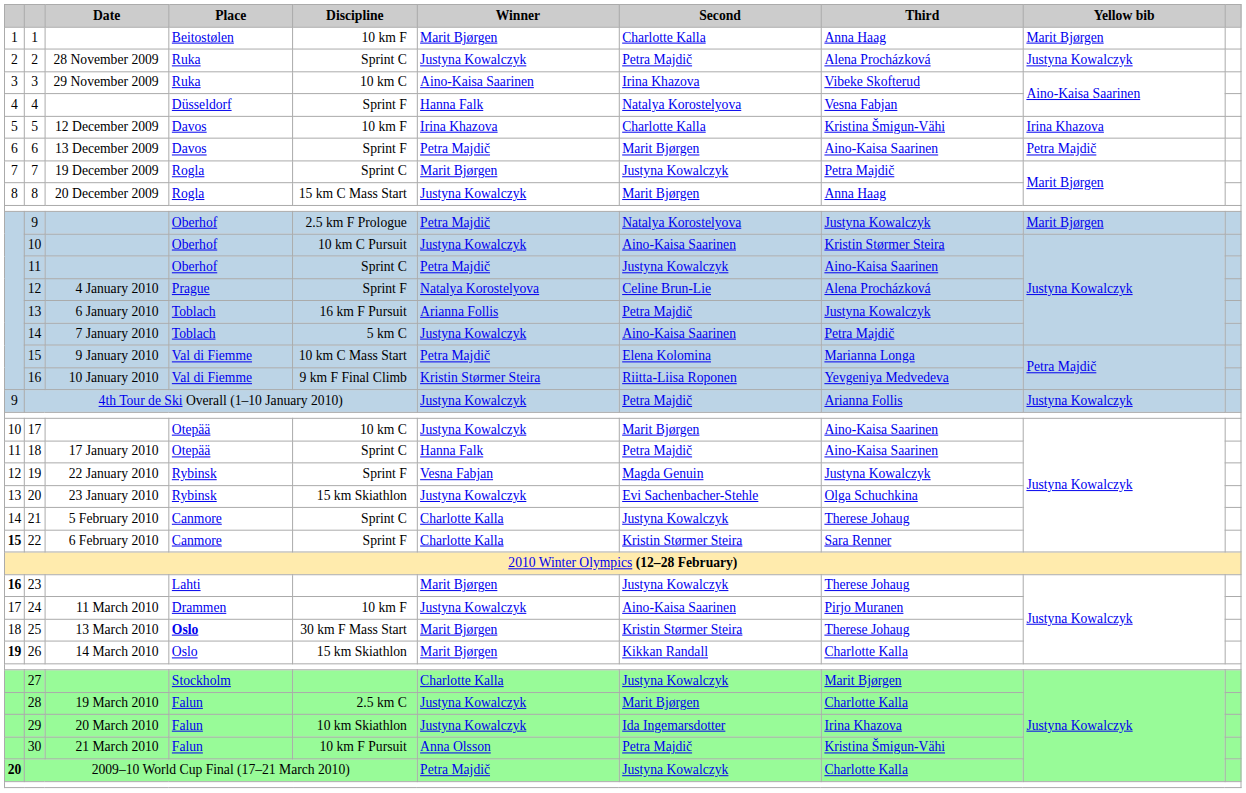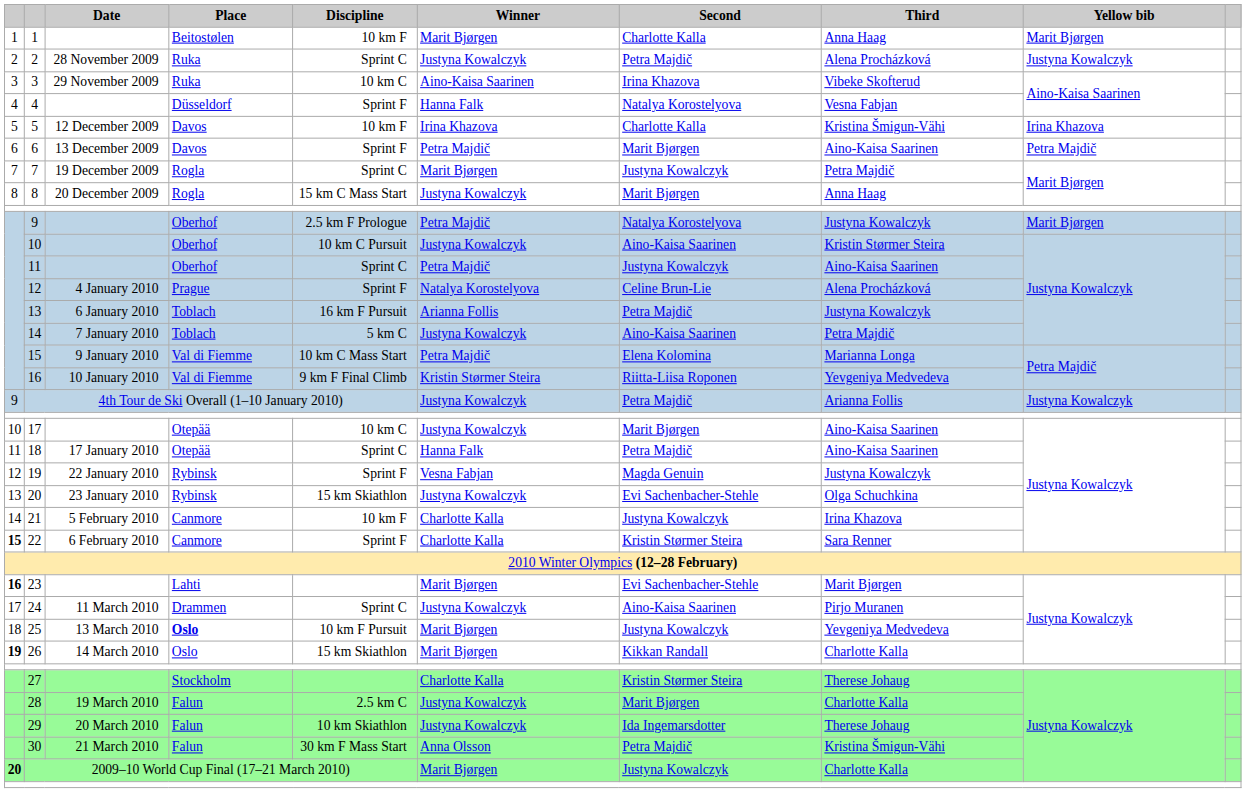(387, 518) Sprint C -> (388, 518) 10 km F
(867, 518) Therese Johaug -> (863, 518) Irina Khazova
(675, 585) Justyna Kowalczyk -> (690, 585) Evi Sachenbacher-Stehle
(867, 585) Therese Johaug -> (863, 585) Marit Bjørgen
(388, 607) 10 km F -> (387, 607) Sprint C
(357, 629) 30 km F Mass Start -> (367, 629) 10 km F Pursuit
(682, 629) Kristin Størmer Steira -> (675, 629) Justyna Kowalczyk
(867, 629) Therese Johaug -> (887, 629) Yevgeniya Medvedeva
(675, 680) Justyna Kowalczyk -> (682, 680) Kristin Størmer Steira
(863, 680) Marit Bjørgen -> (867, 680) Therese Johaug
(863, 725) Irina Khazova -> (867, 725) Therese Johaug
(367, 747) 10 km F Pursuit -> (357, 747) 30 km F Mass Start
(455, 769) Petra Majdič -> (459, 769) Marit Bjørgen
